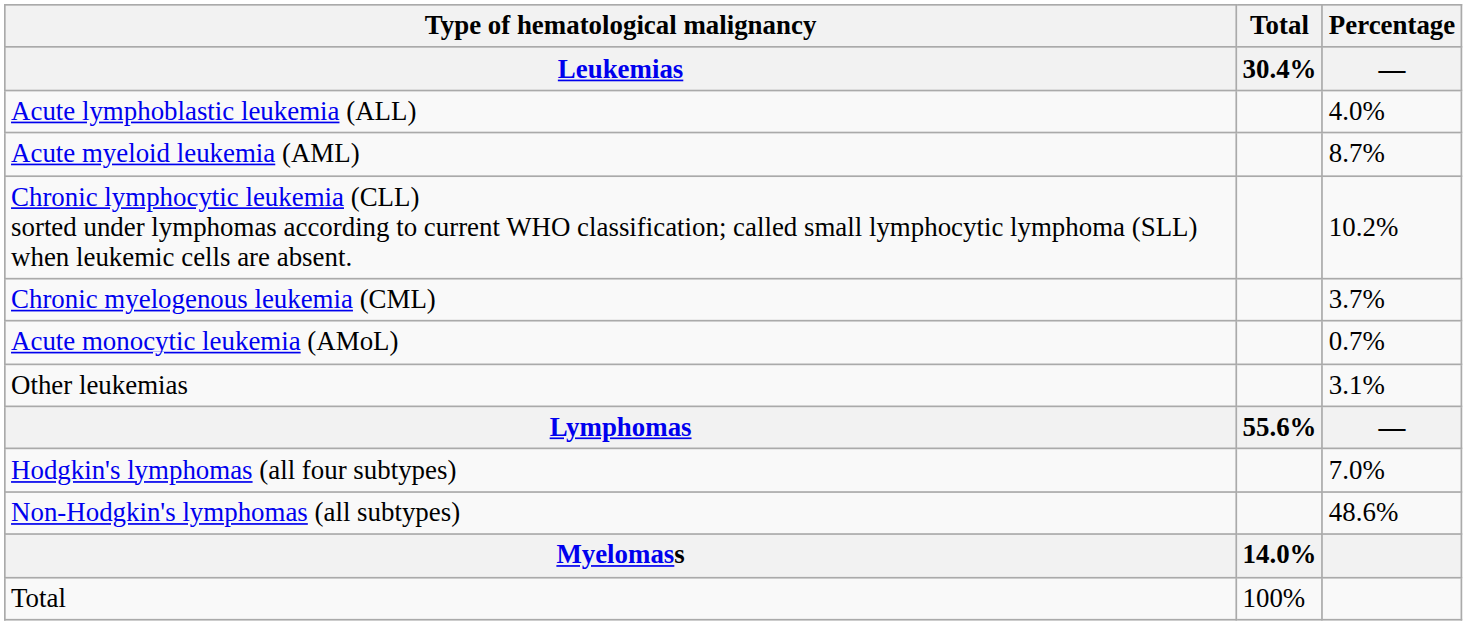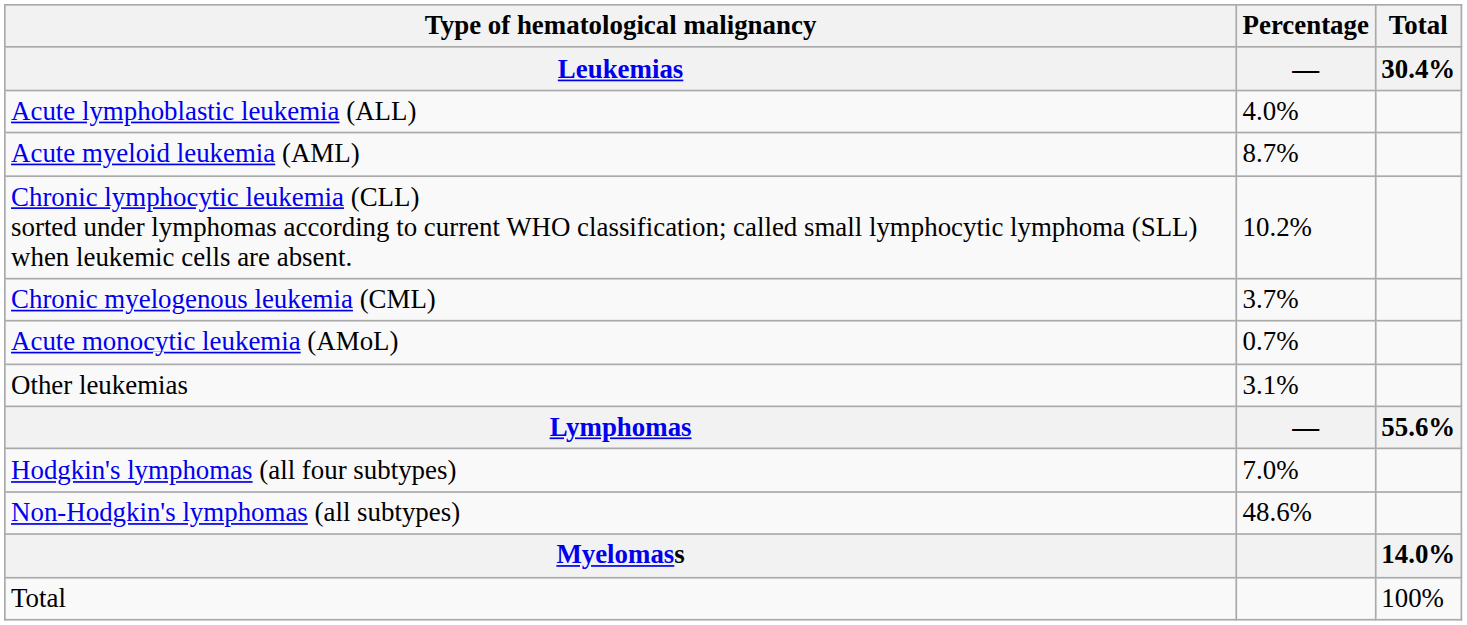columns swapped: (1392, 68) <-> (1279, 68)
